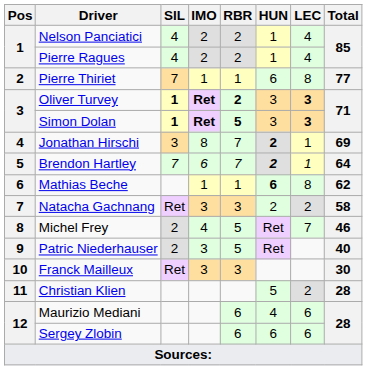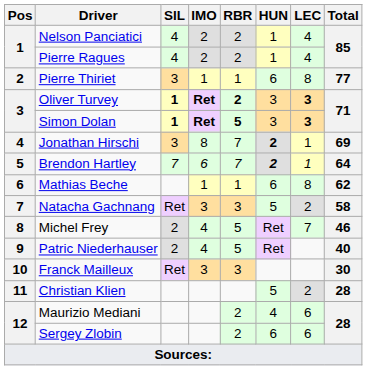(175, 78) 7 -> (175, 78) 3
(273, 184) bold -> (273, 184) normal
(273, 206) 2 -> (273, 206) 5
(204, 248) 3 -> (204, 248) 4
(238, 312) 6 -> (238, 312) 2
(238, 333) 6 -> (238, 333) 2
